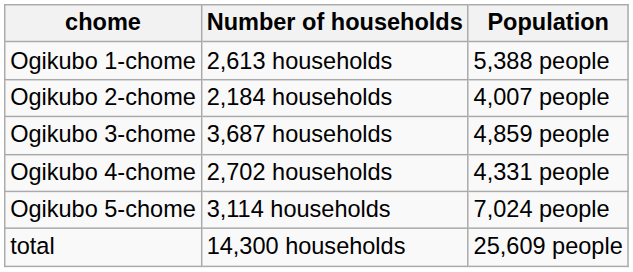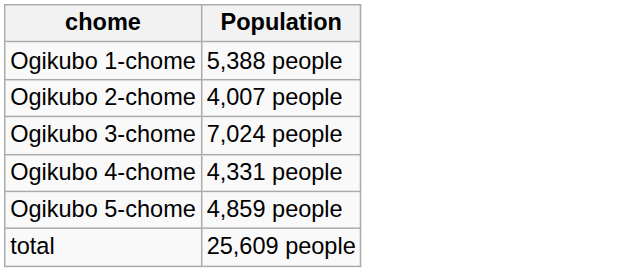- column: (335, 23)
(542, 135) 4,859 people -> (275, 135) 7,024 people
(542, 209) 7,024 people -> (275, 209) 4,859 people
